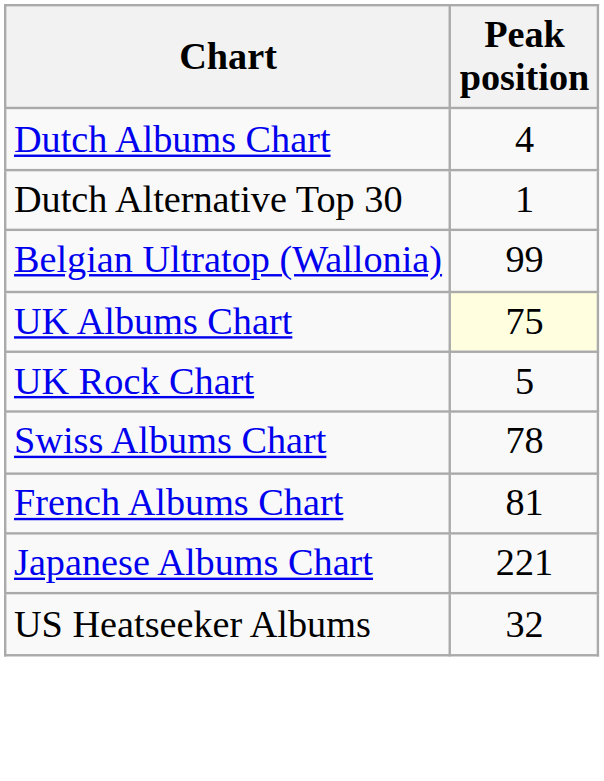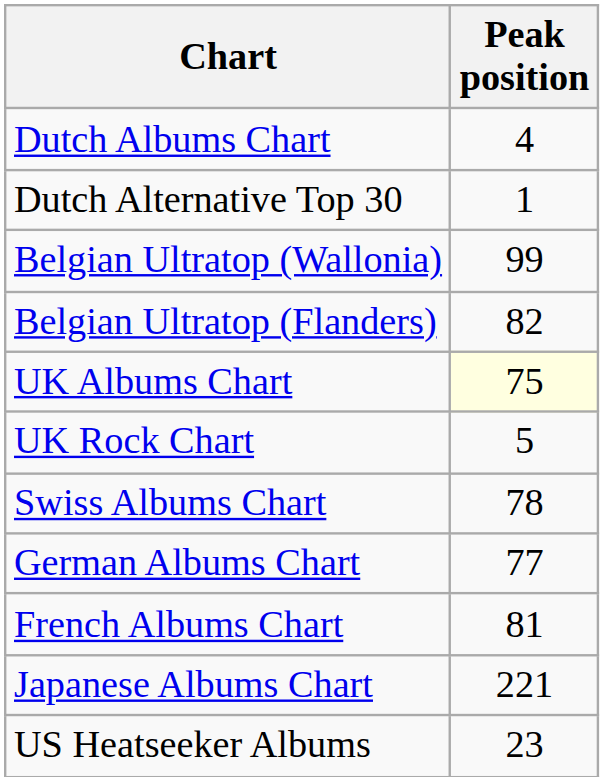+ row: (225, 320)
+ row: (187, 563)
(525, 623) 32 -> (525, 744) 23
